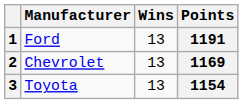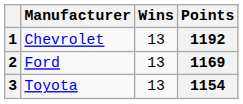(42, 40) Ford -> (64, 40) Chevrolet
(208, 40) 1191 -> (208, 40) 1192
(64, 63) Chevrolet -> (42, 63) Ford
